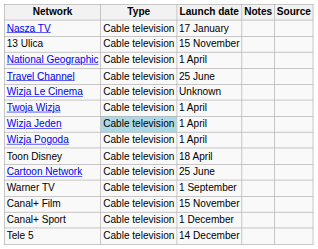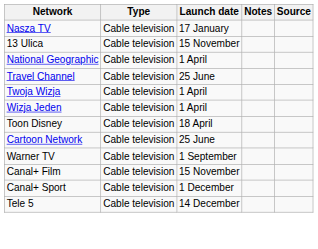- row: (45, 92)
(139, 124) lightblue background -> (139, 108) no background
- row: (38, 140)
